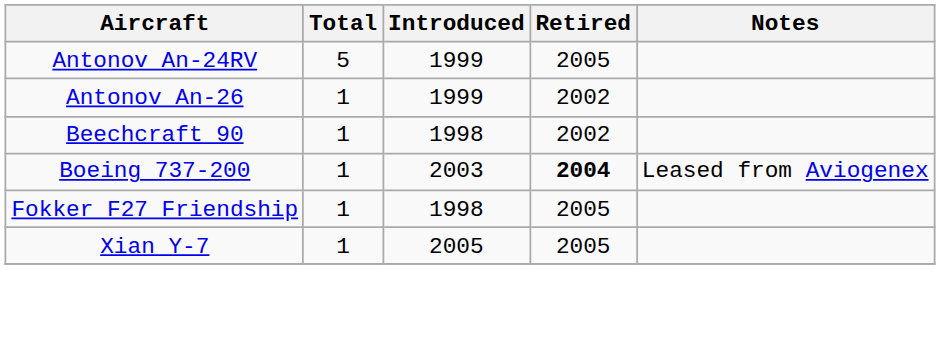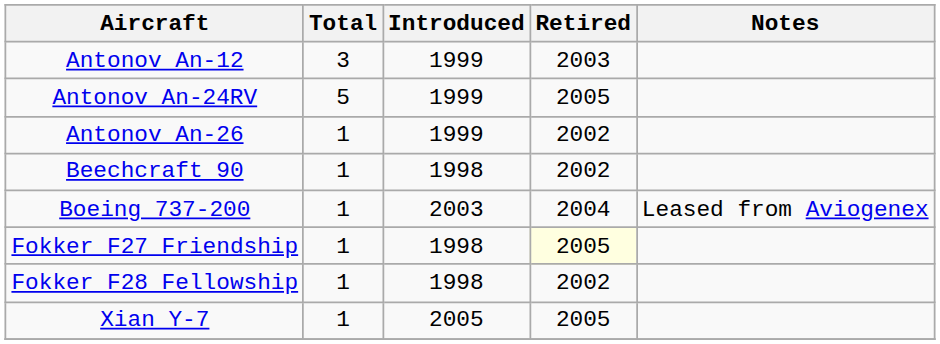+ row: (155, 60)
(583, 172) bold -> (583, 209) normal
(583, 209) no background -> (583, 246) lightyellow background
+ row: (155, 283)
